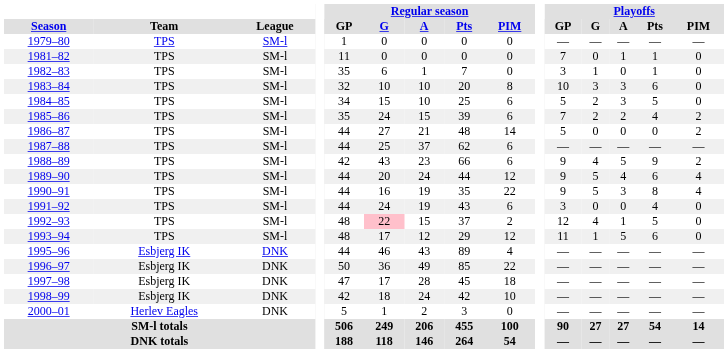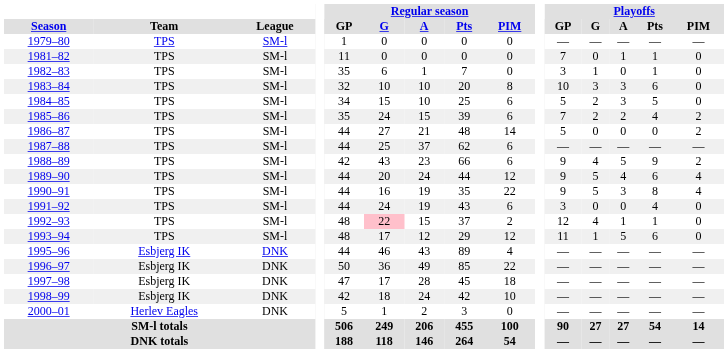(655, 221) 5 -> (655, 221) 1
